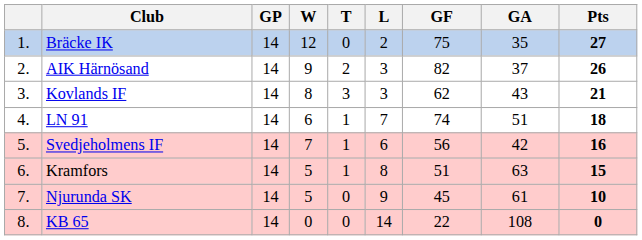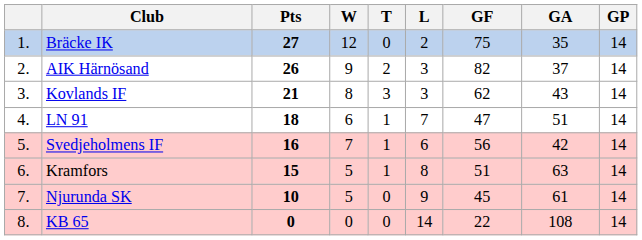columns swapped: (271, 17) <-> (598, 17)
(442, 119) 74 -> (482, 119) 47
